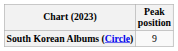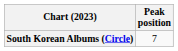(154, 38) 9 -> (154, 38) 7
